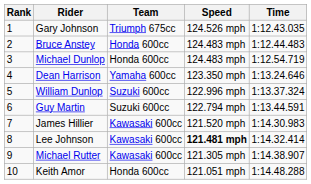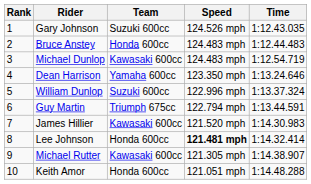(143, 28) Triumph 675cc -> (139, 28) Suzuki 600cc
(139, 60) Honda 600cc -> (146, 60) Kawasaki 600cc
(139, 108) Suzuki 600cc -> (143, 108) Triumph 675cc
(146, 140) Kawasaki 600cc -> (139, 140) Honda 600cc
